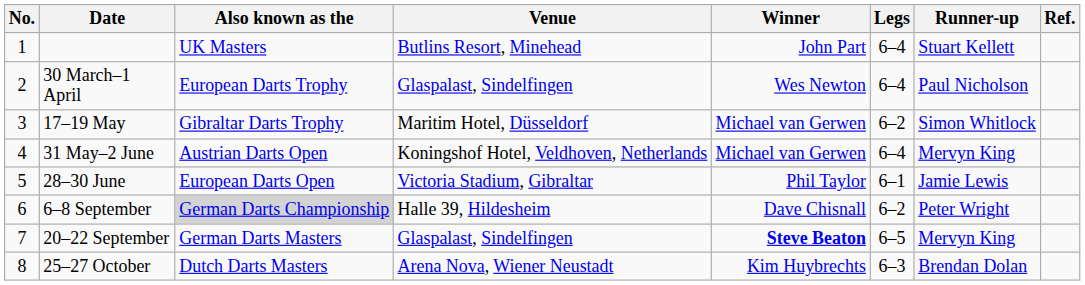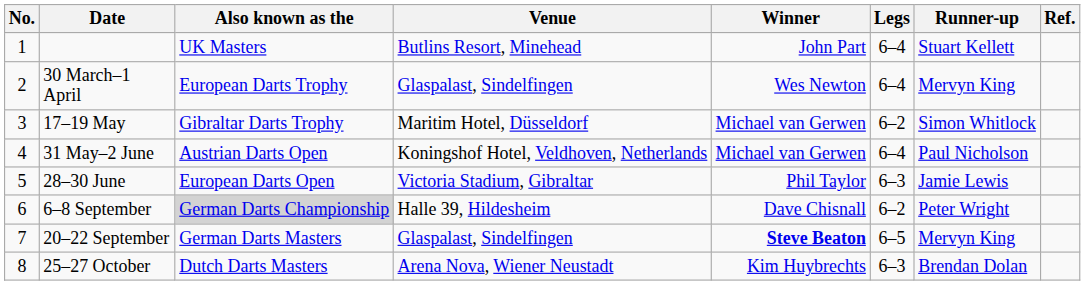(973, 85) Paul Nicholson -> (967, 85) Mervyn King
(967, 152) Mervyn King -> (973, 152) Paul Nicholson
(892, 180) 6–1 -> (892, 180) 6–3
